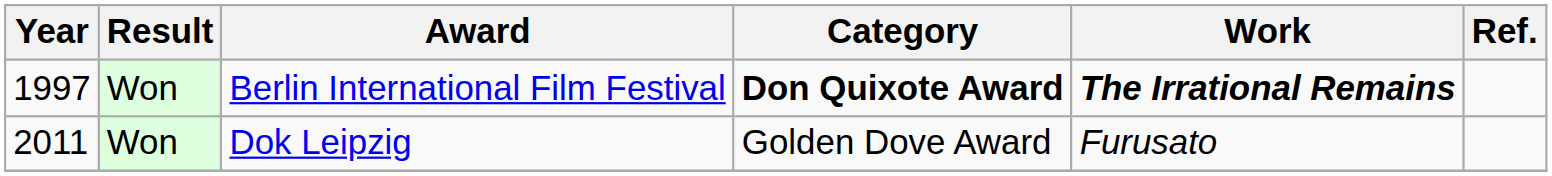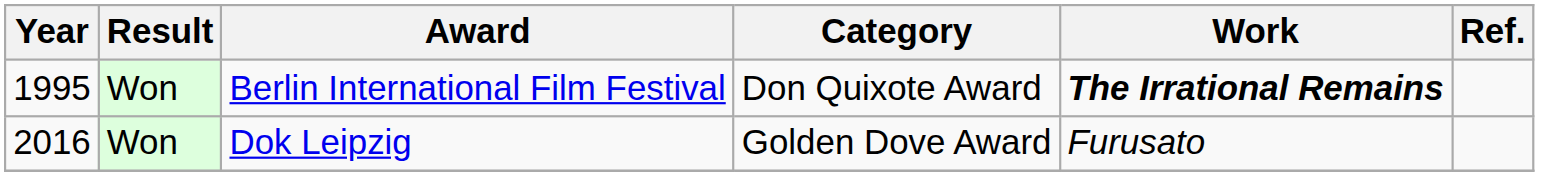(52, 87) 1997 -> (52, 87) 1995
(903, 87) bold -> (892, 87) normal
(51, 142) 2011 -> (52, 142) 2016
